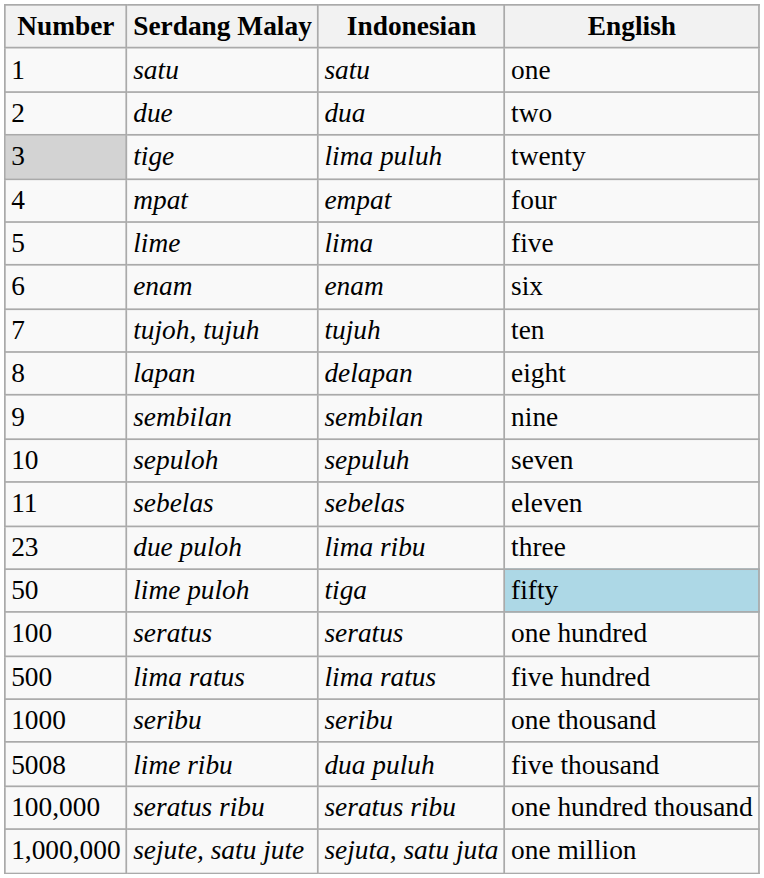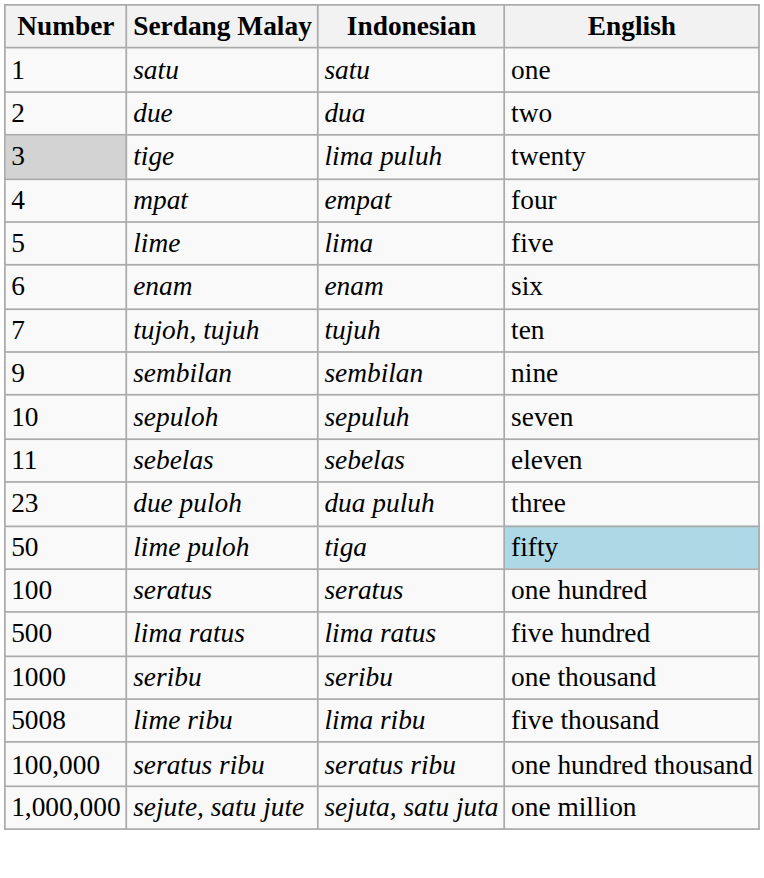- row: (164, 373)
(375, 546) lima ribu -> (380, 503) dua puluh
(380, 763) dua puluh -> (375, 720) lima ribu
